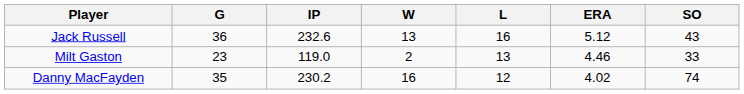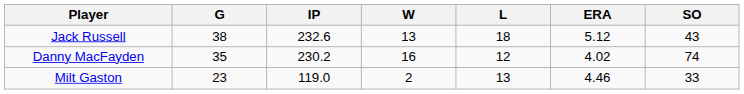(220, 36) 36 -> (220, 36) 38
(503, 36) 16 -> (503, 36) 18
rows swapped: (88, 78) <-> (88, 57)
